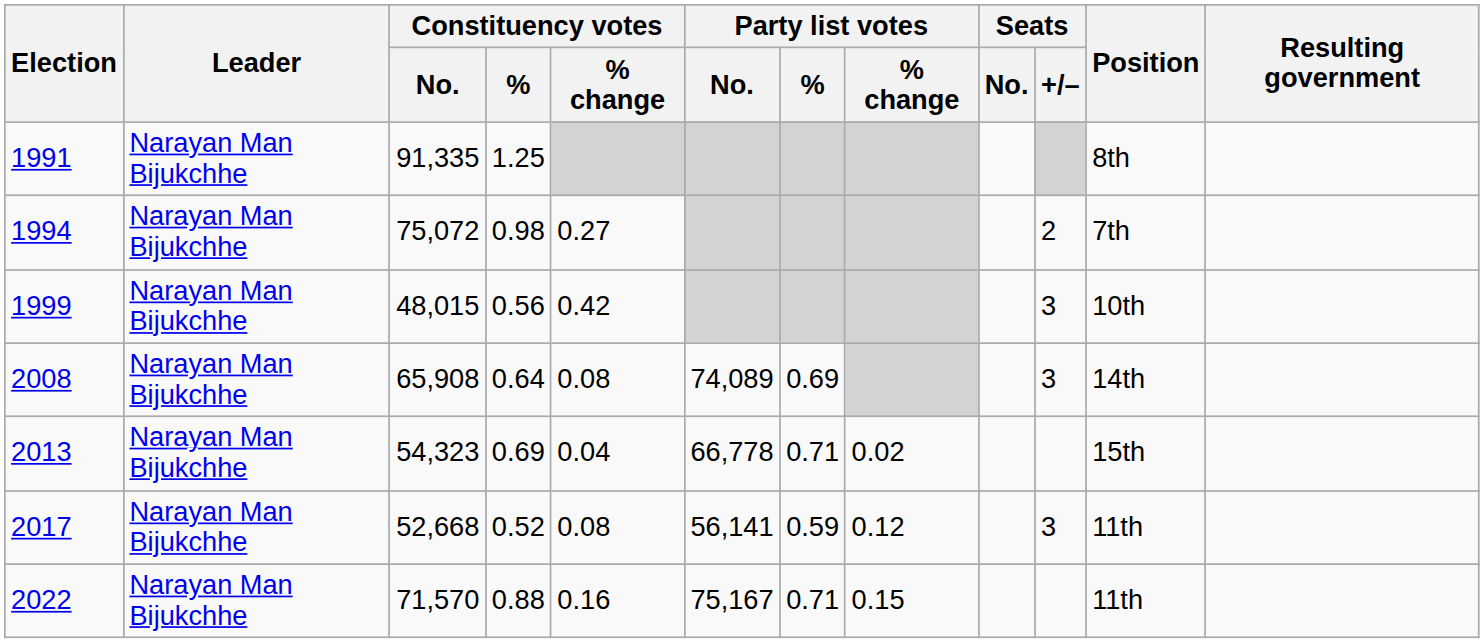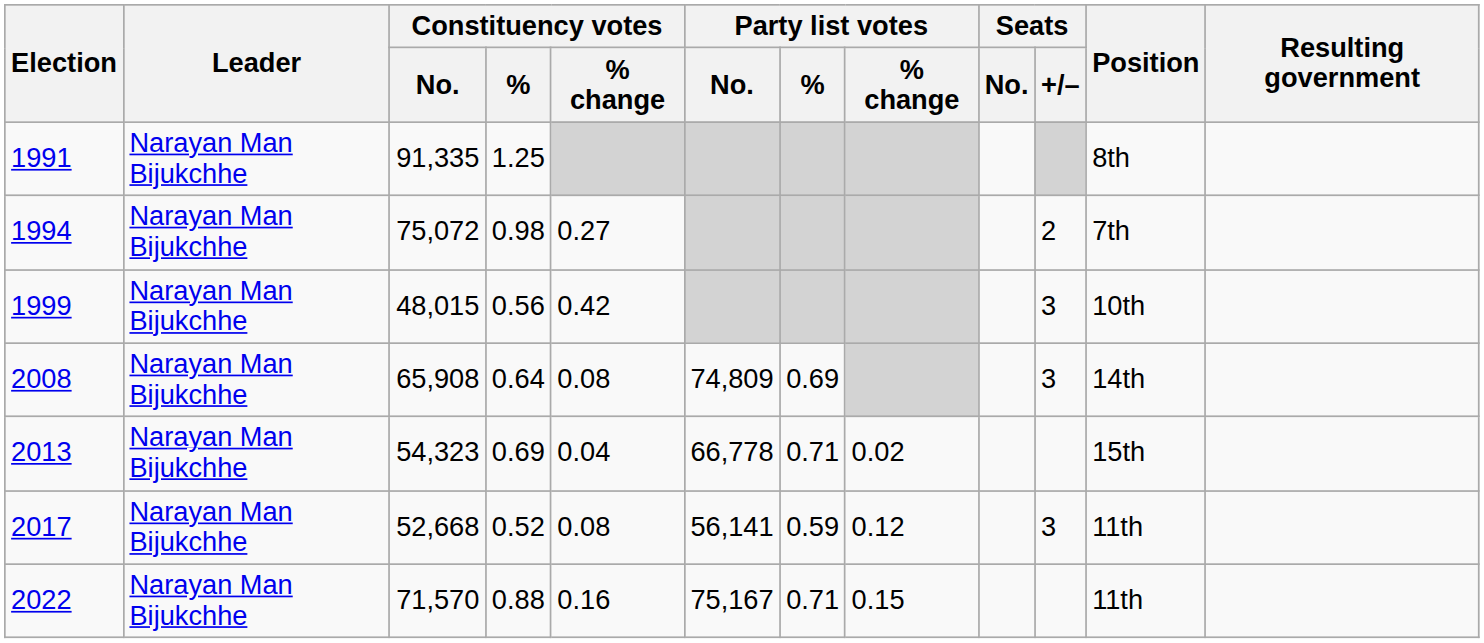(732, 379) 74,089 -> (732, 379) 74,809
